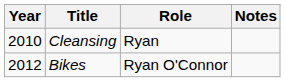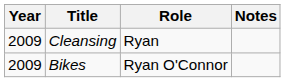(25, 40) 2010 -> (25, 40) 2009
(25, 64) 2012 -> (25, 64) 2009
